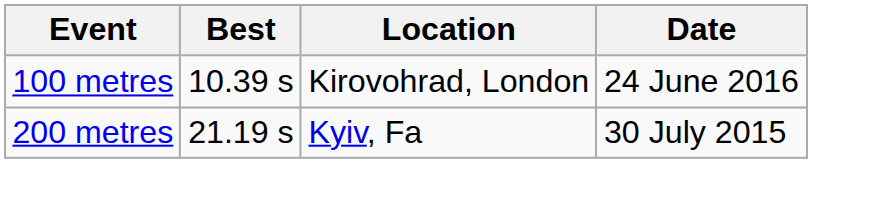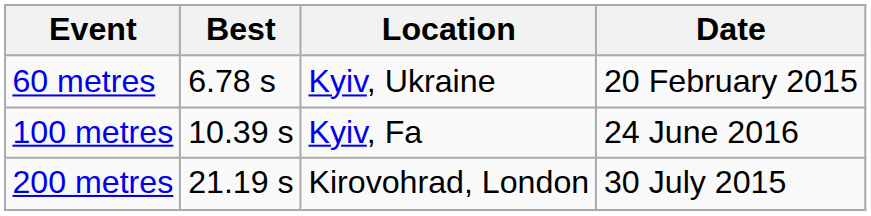+ row: (84, 81)
(449, 81) Kirovohrad, London -> (365, 132) Kyiv, Fa
(365, 132) Kyiv, Fa -> (449, 183) Kirovohrad, London
